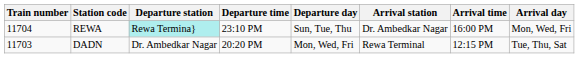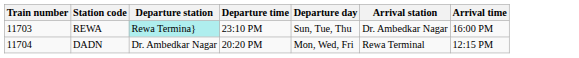- column: (541, 12)
(19, 28) 11704 -> (19, 28) 11703
(19, 45) 11703 -> (19, 45) 11704
